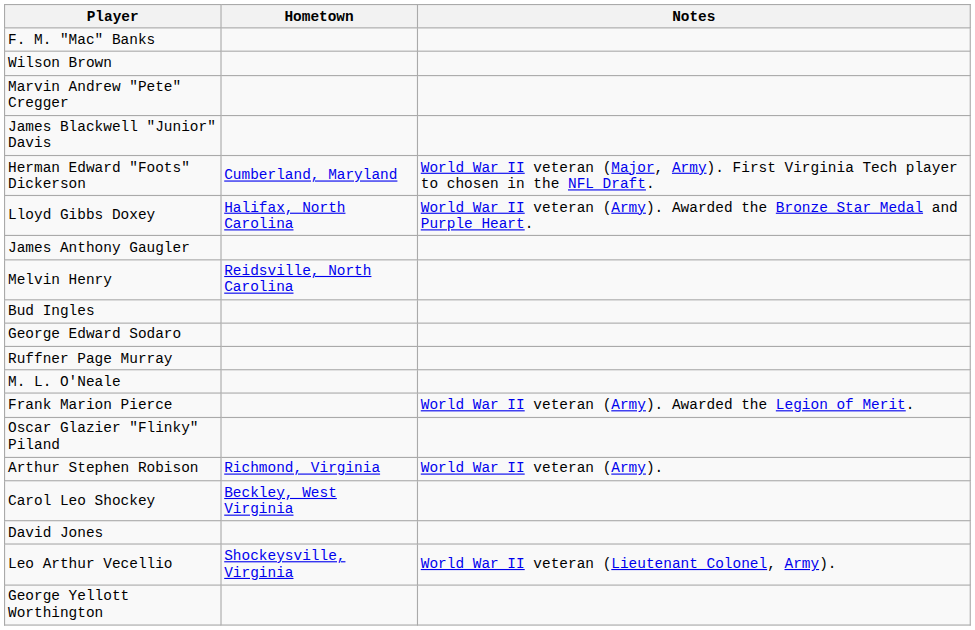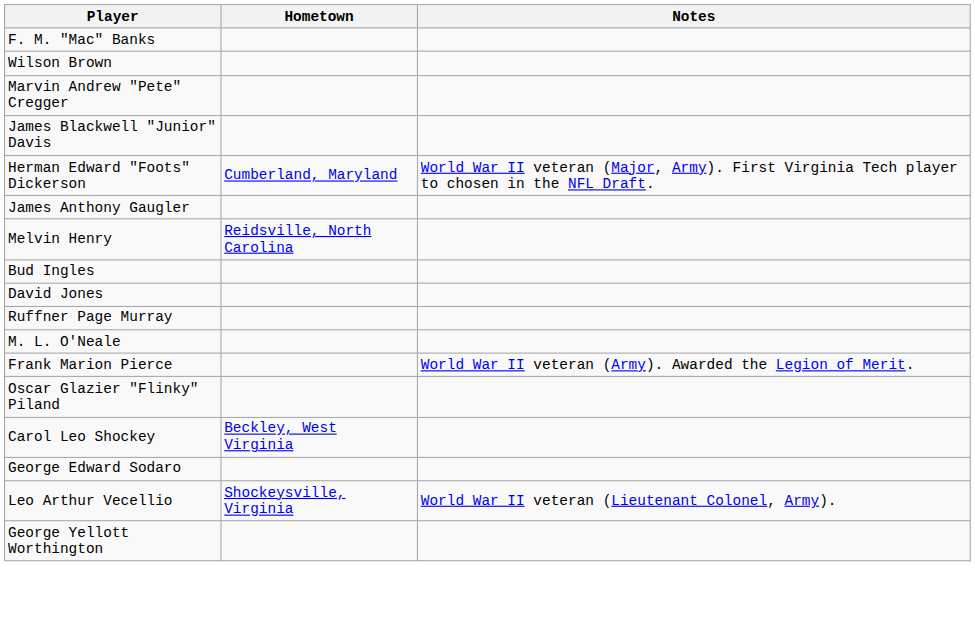- row: (82, 216)
rows swapped: (56, 533) <-> (95, 335)
- row: (103, 469)
